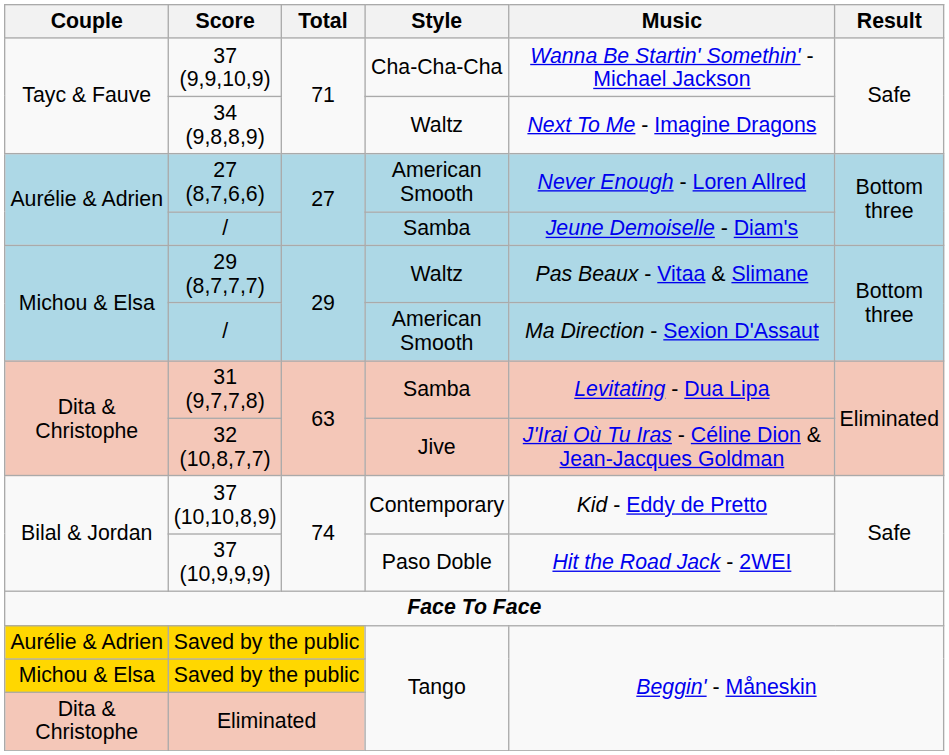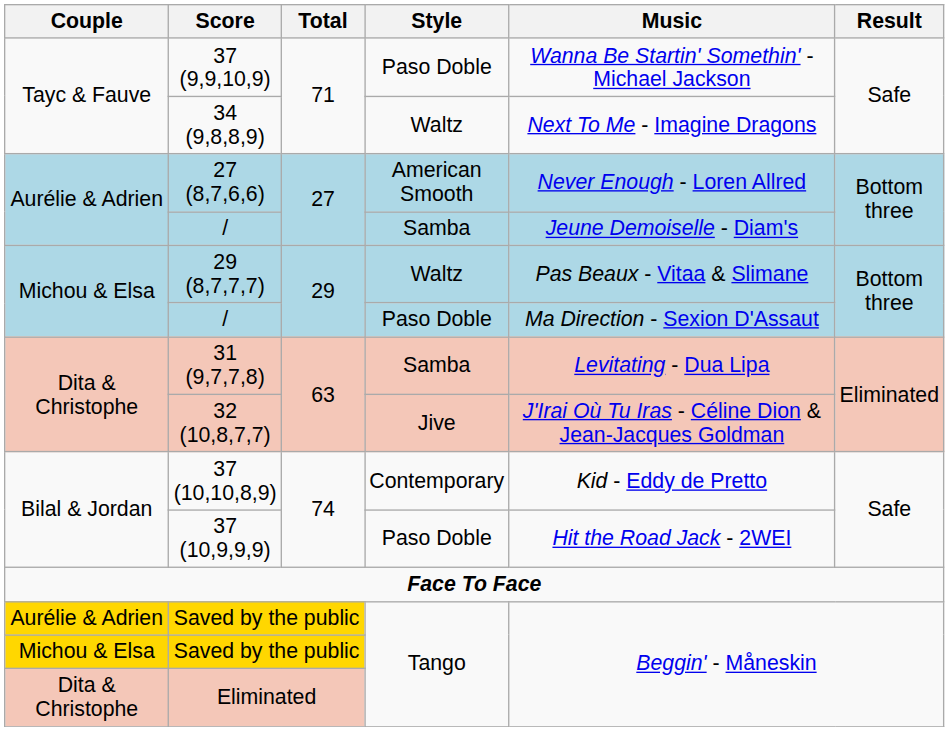(437, 67) Cha-Cha-Cha -> (437, 67) Paso Doble
(437, 331) American Smooth -> (437, 319) Paso Doble
